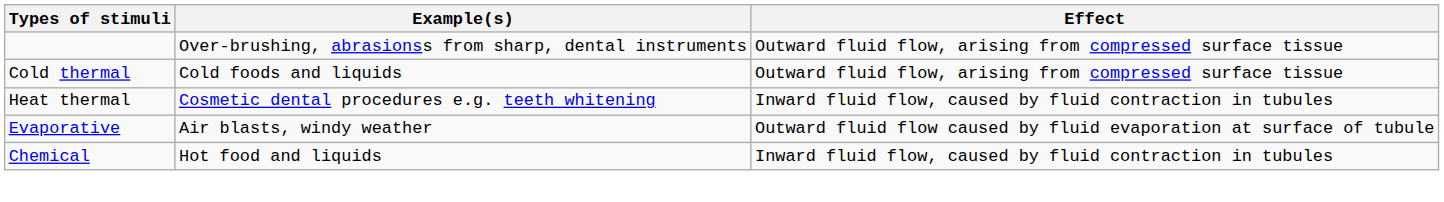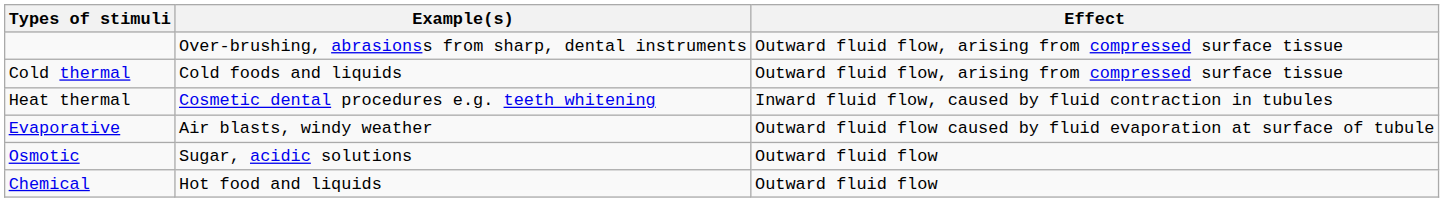+ row: (44, 156)
(1044, 156) Inward fluid flow, caused by fluid contraction in tubules -> (846, 184) Outward fluid flow
